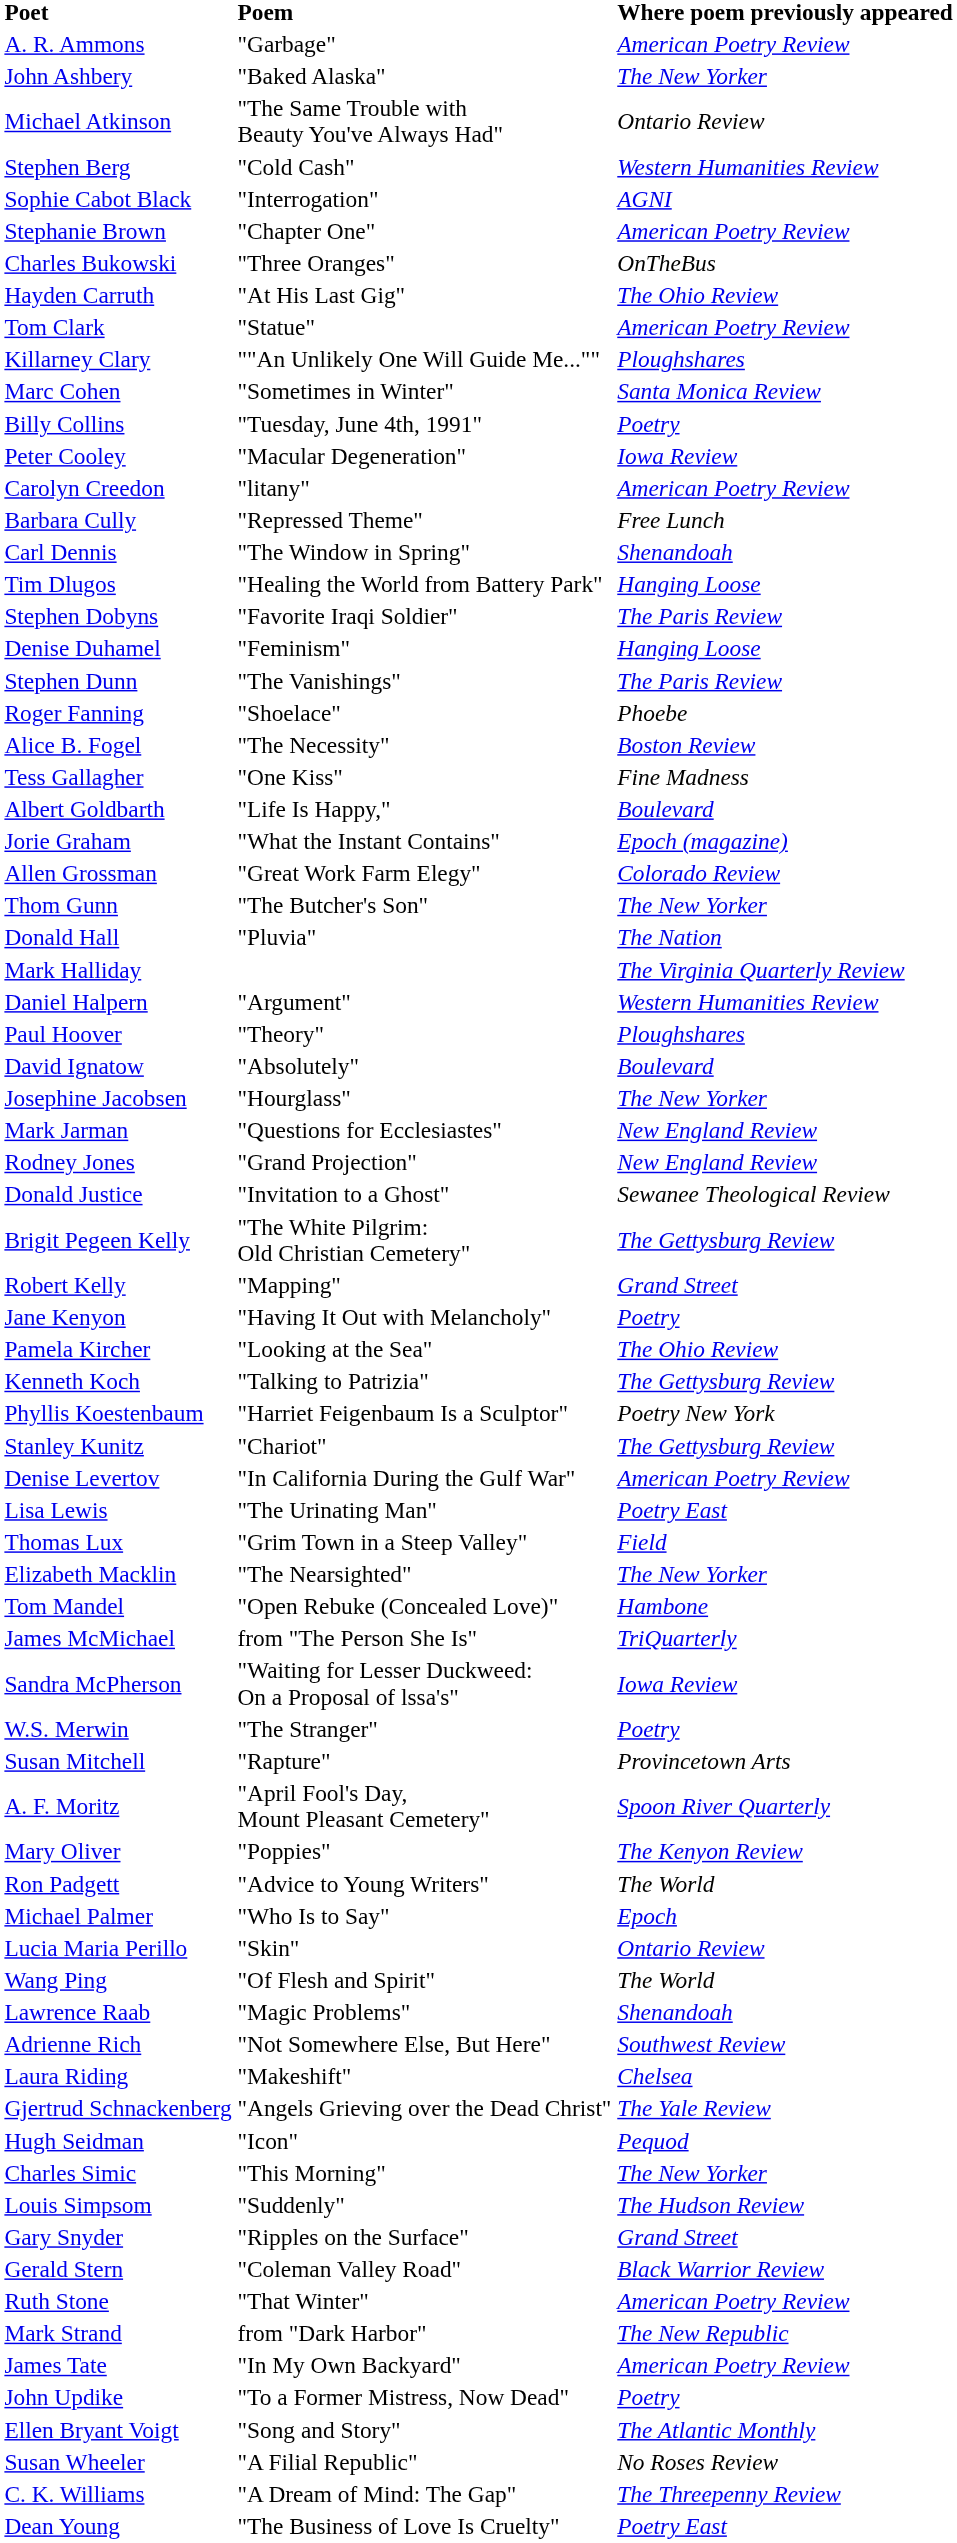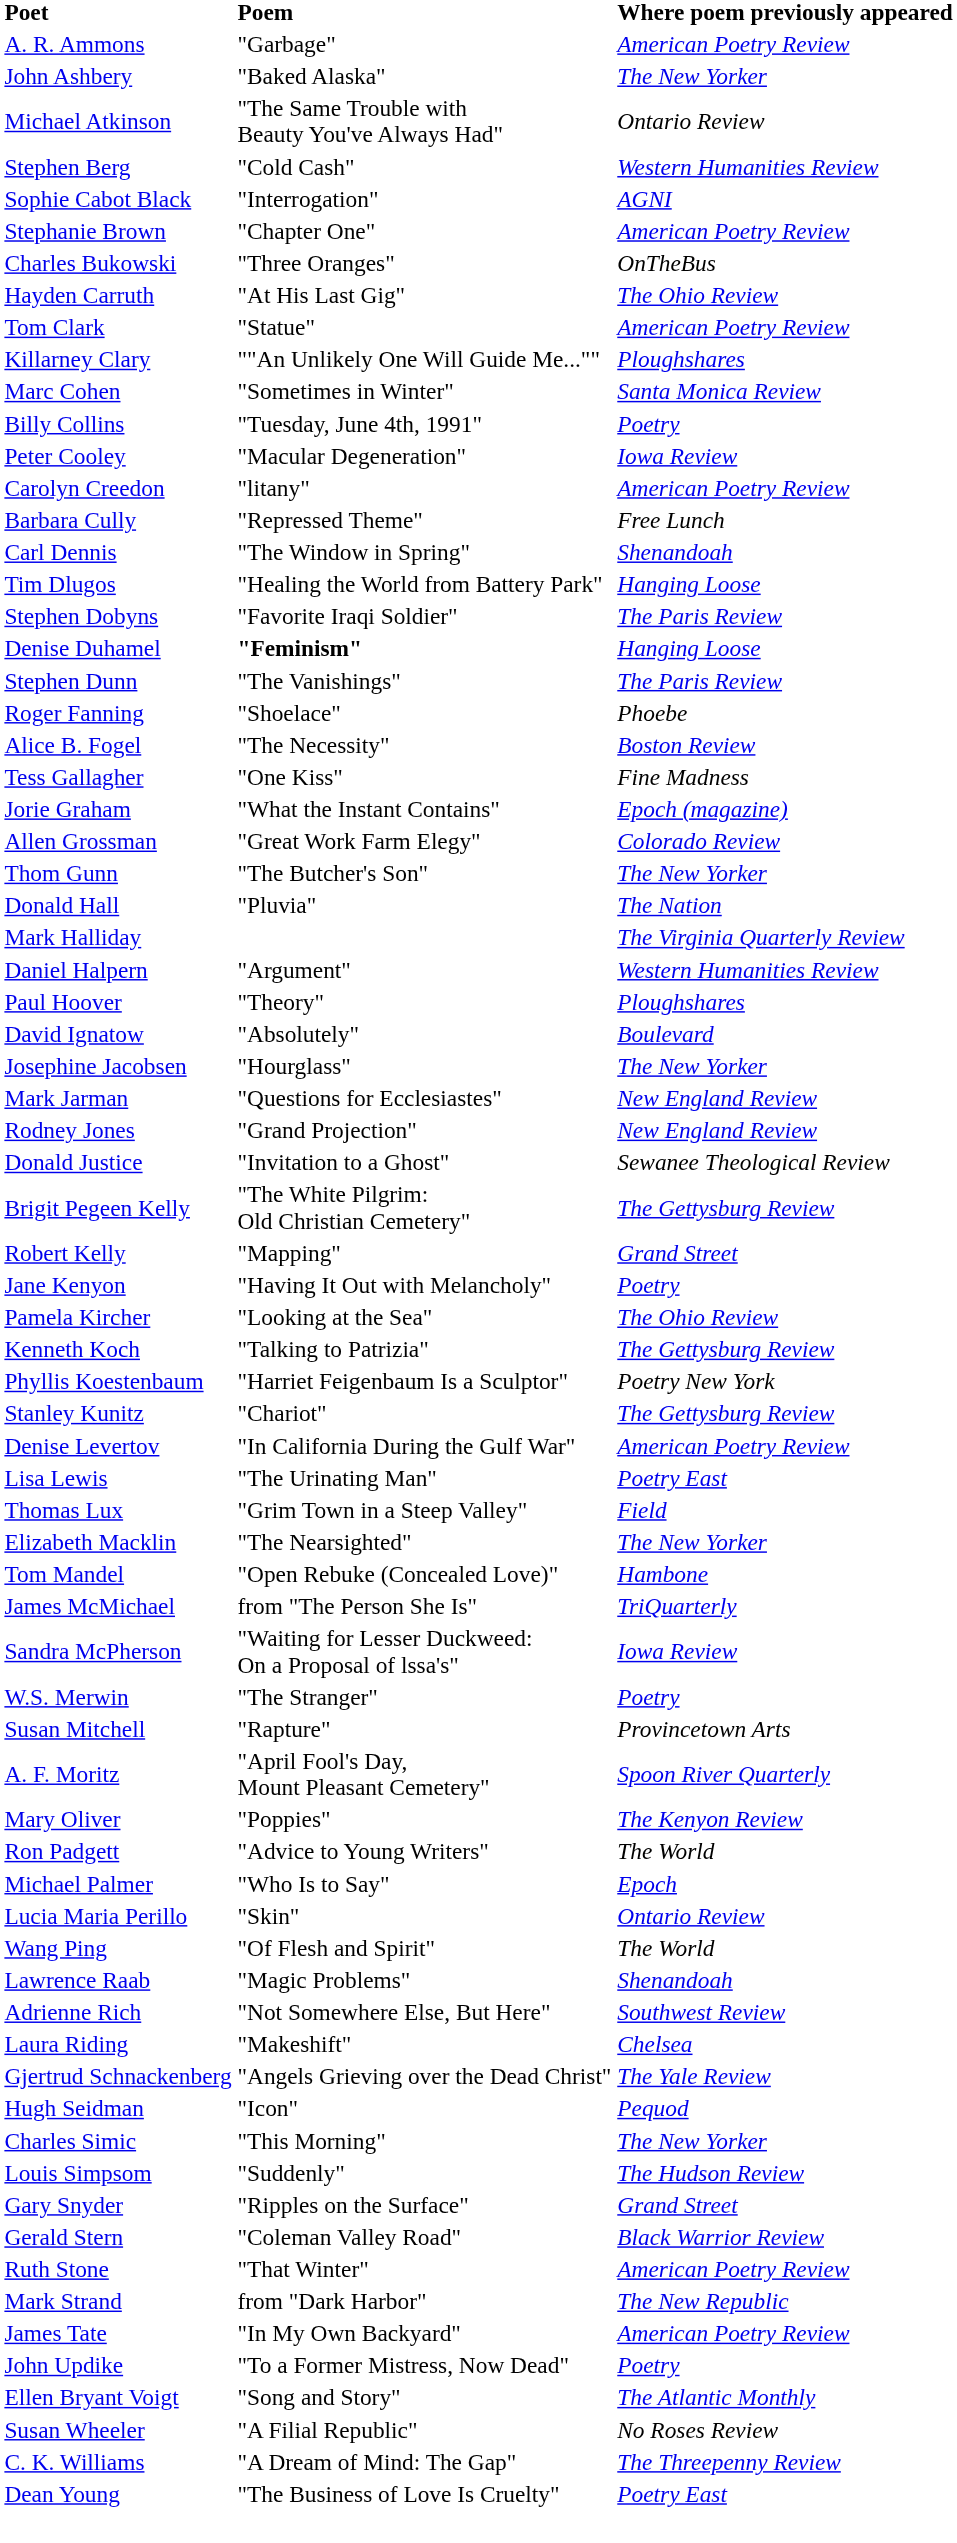(294, 648) normal -> (300, 648) bold
- row: (84, 809)
